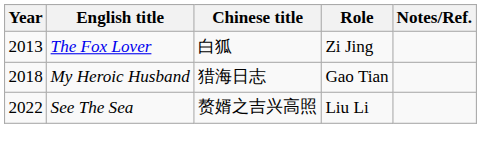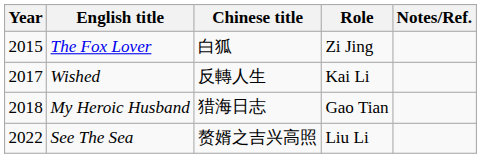(26, 46) 2013 -> (26, 46) 2015
+ row: (75, 77)
